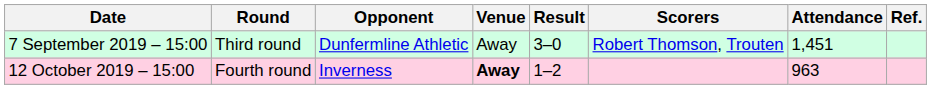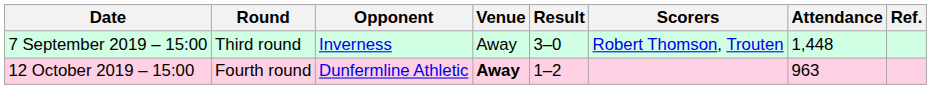(394, 44) Dunfermline Athletic -> (355, 44) Inverness
(812, 44) 1,451 -> (812, 44) 1,448
(355, 71) Inverness -> (394, 71) Dunfermline Athletic
